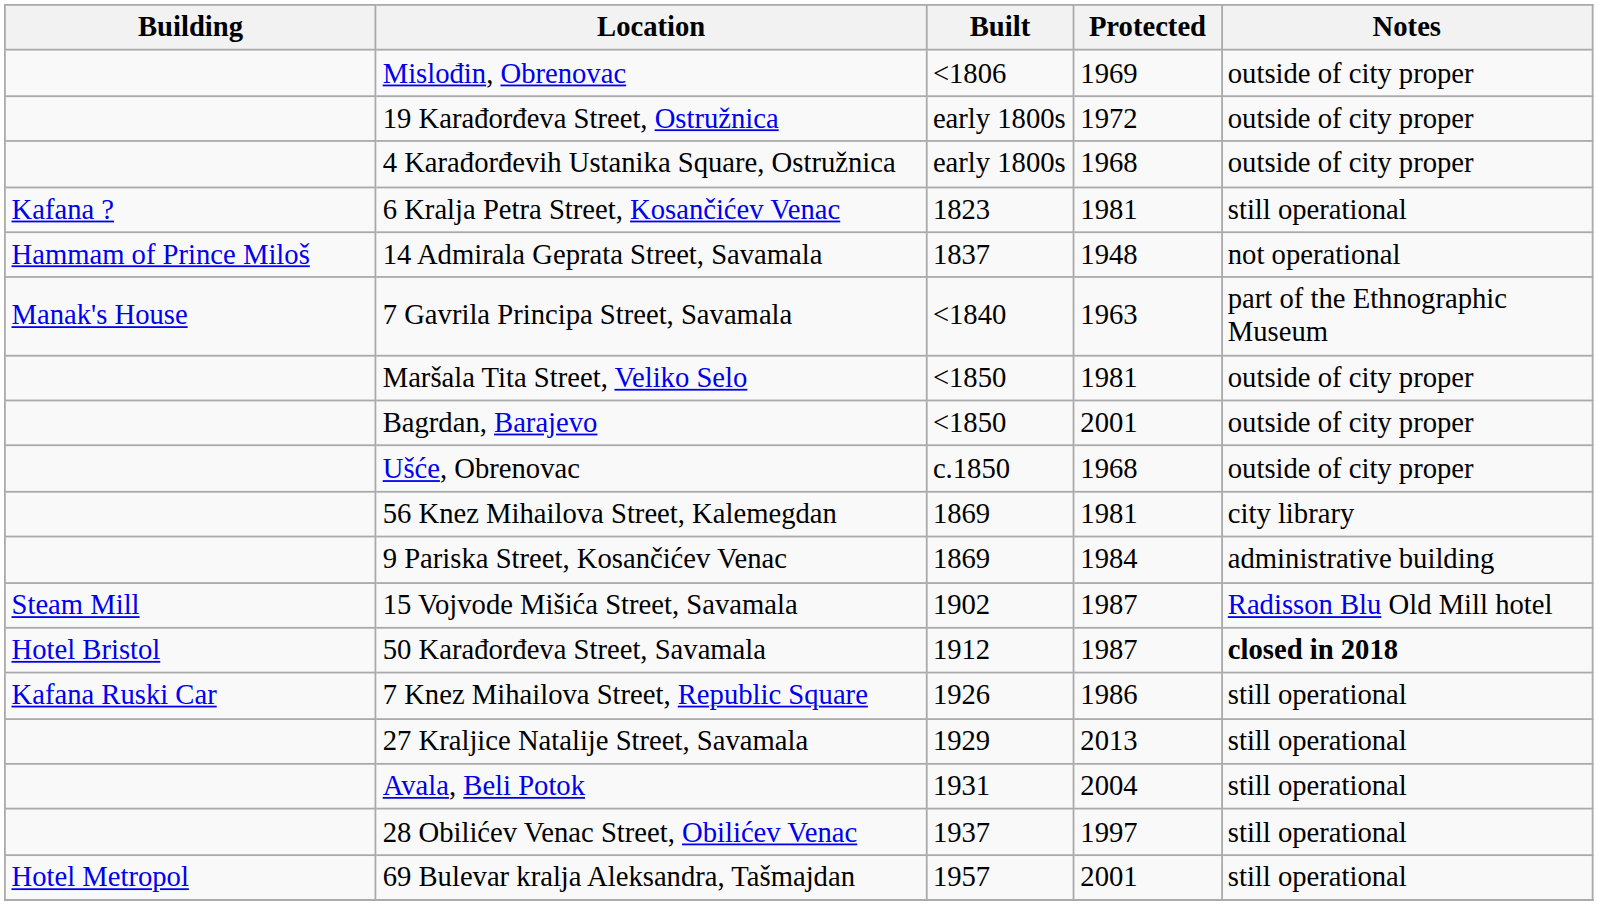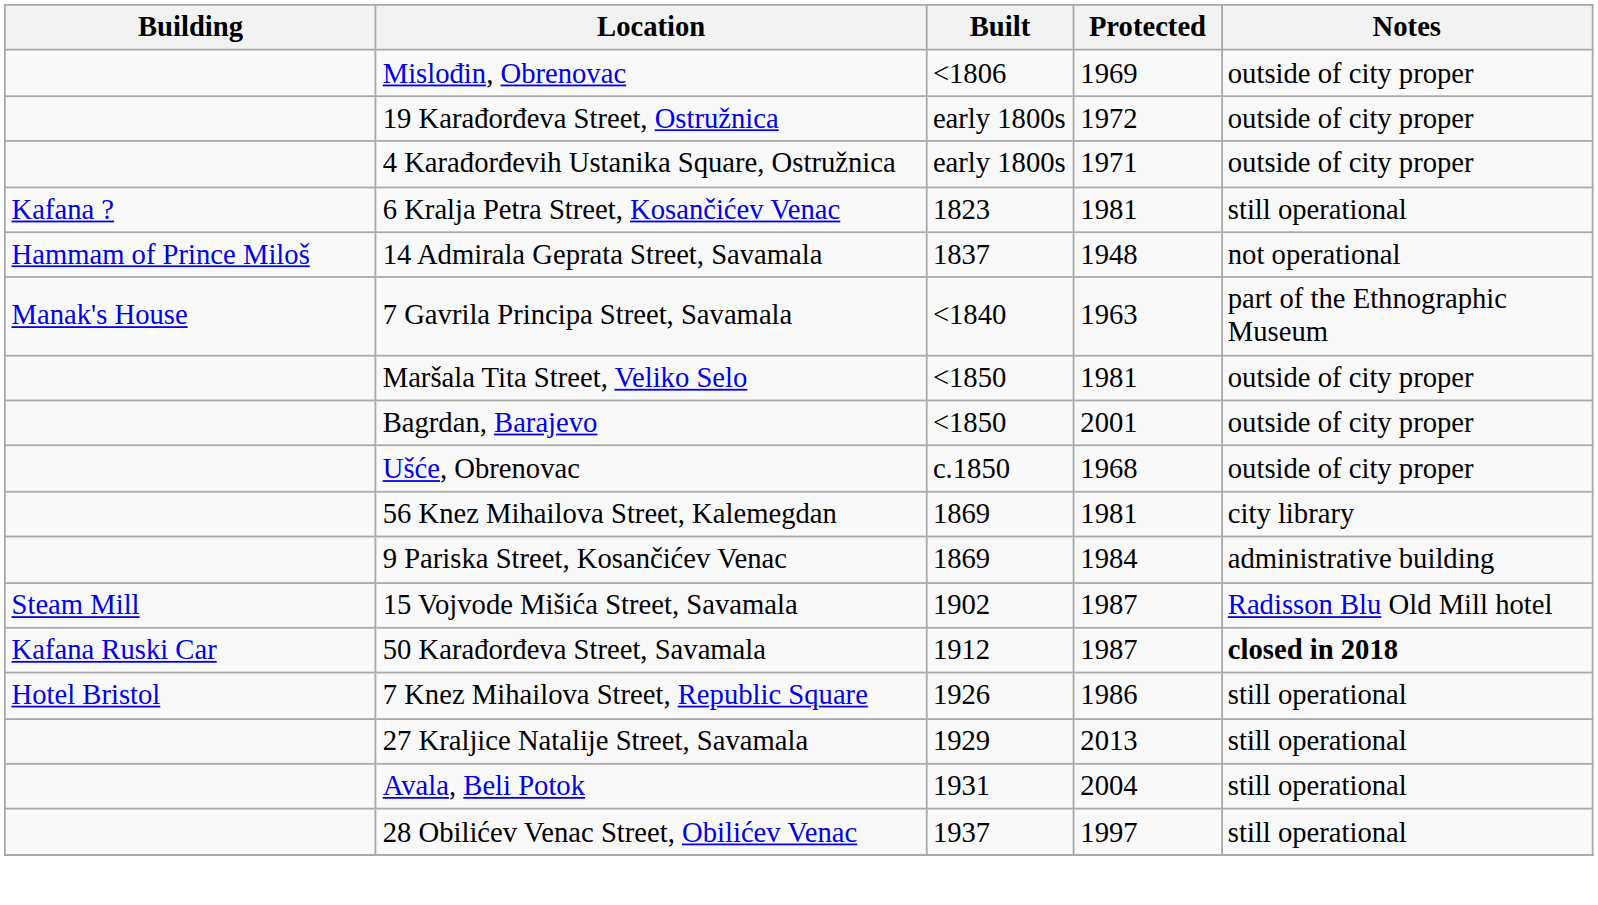(1109, 163) 1968 -> (1109, 163) 1971
(86, 649) Hotel Bristol -> (114, 649) Kafana Ruski Car
(114, 695) Kafana Ruski Car -> (86, 695) Hotel Bristol
- row: (619, 877)
